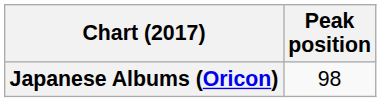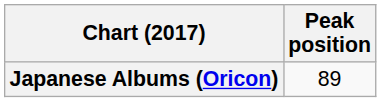(330, 79) 98 -> (330, 79) 89
